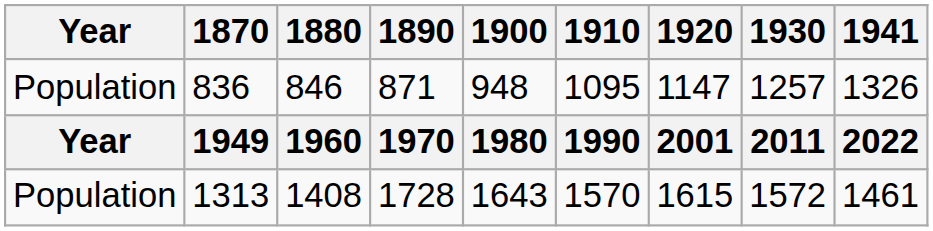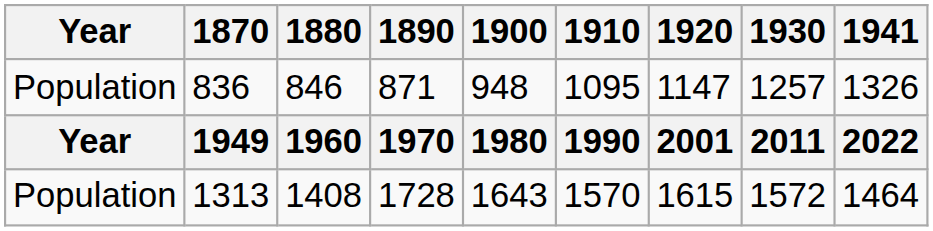(880, 196) 1461 -> (880, 196) 1464
